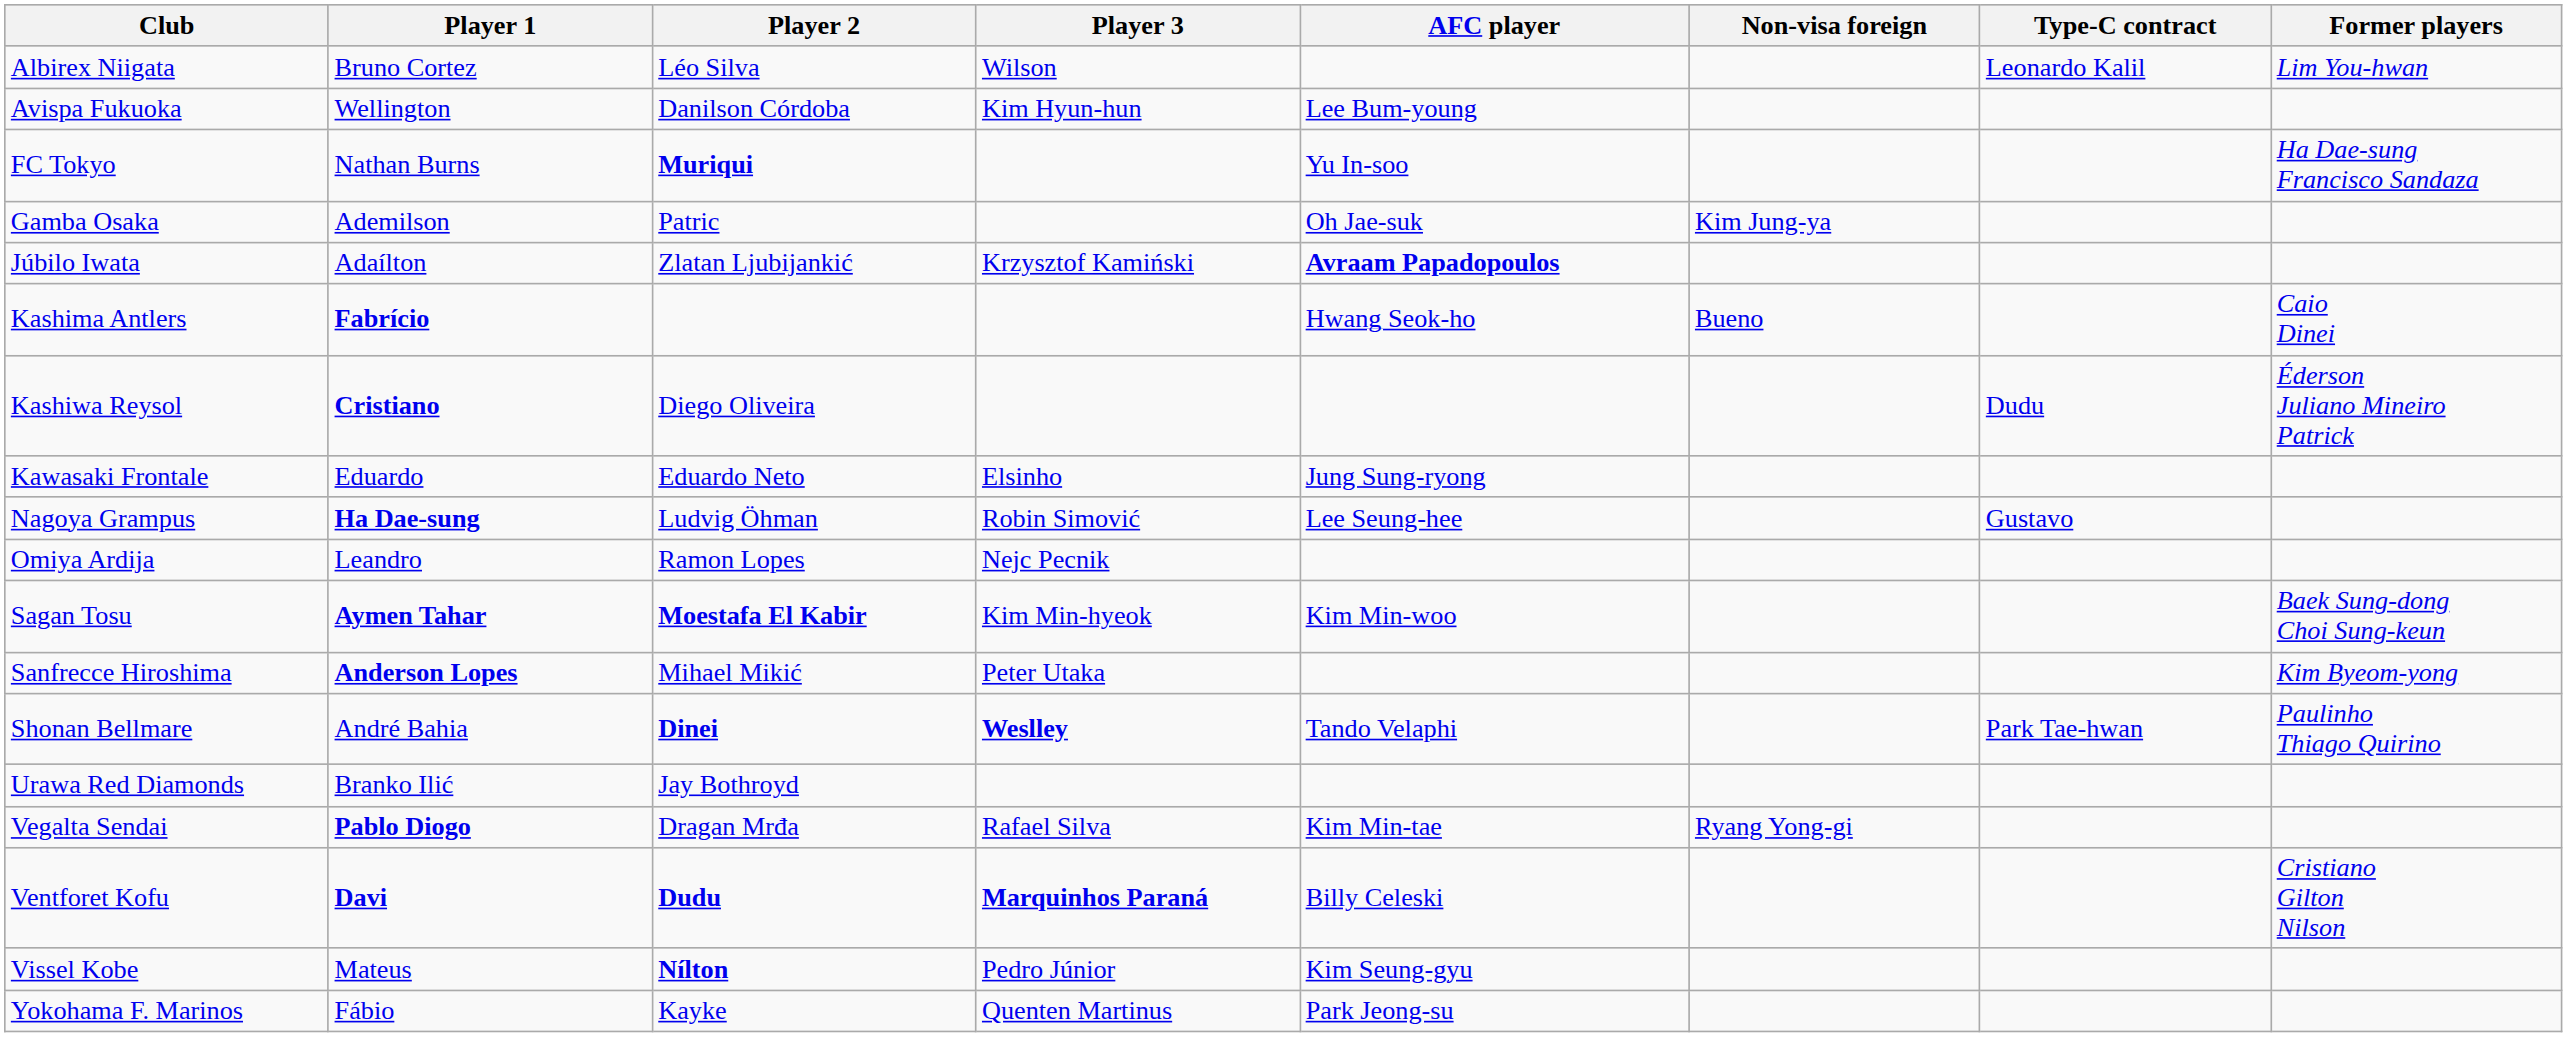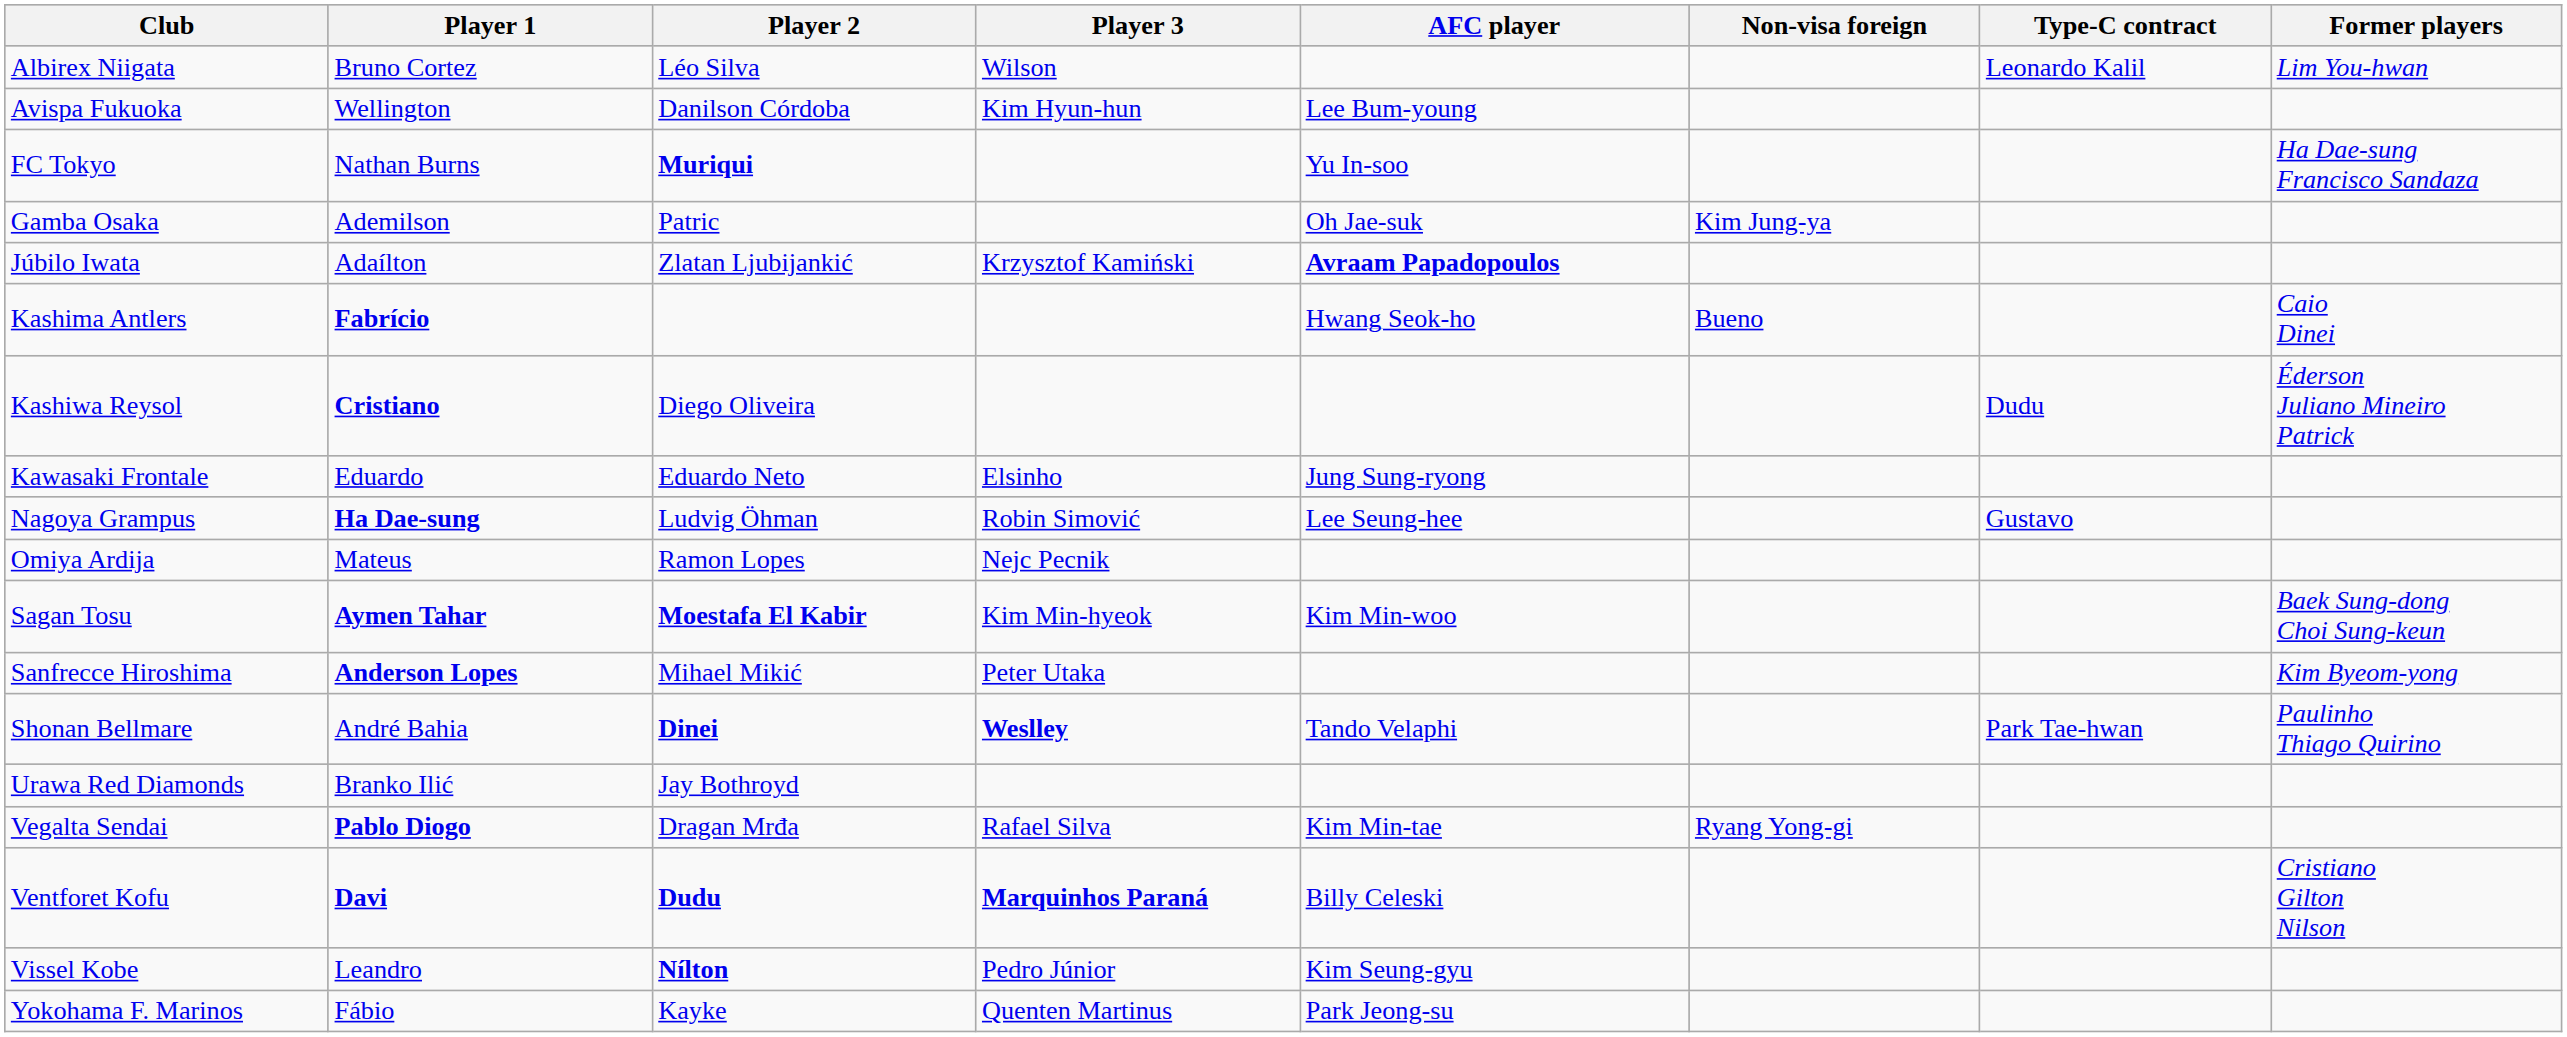(378, 559) Leandro -> (373, 559) Mateus
(373, 968) Mateus -> (378, 968) Leandro
